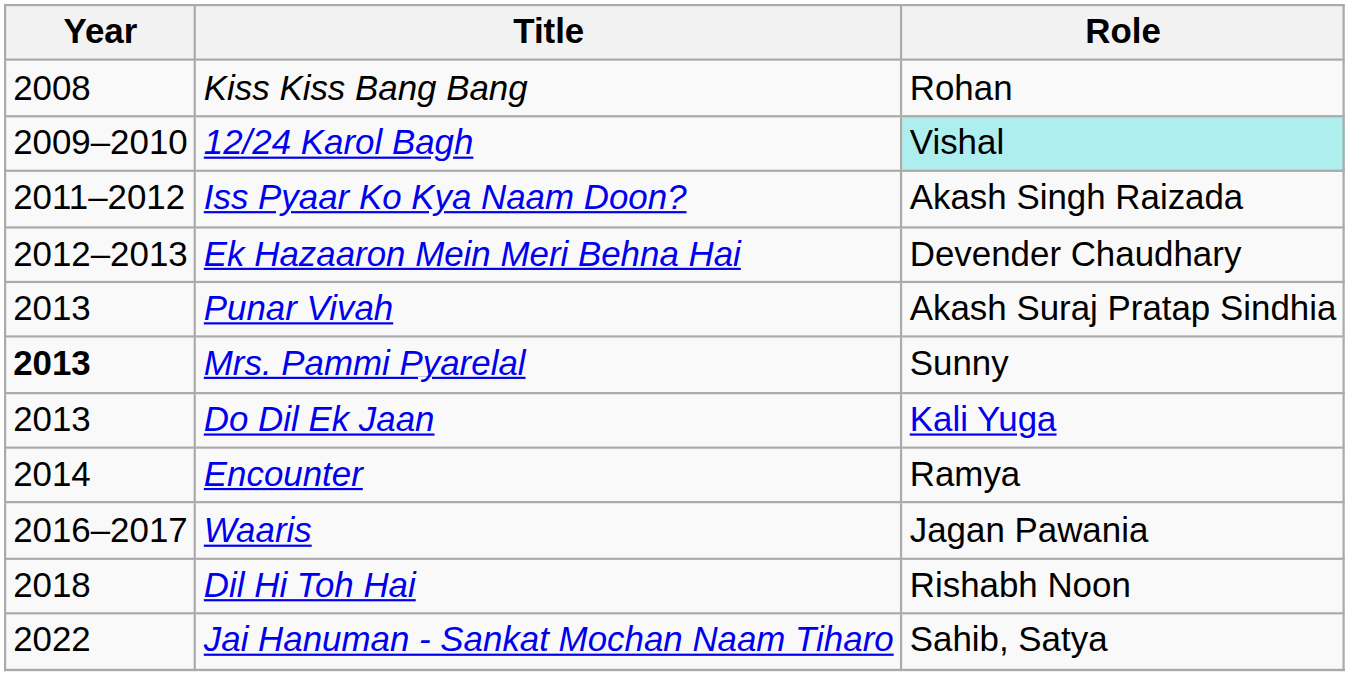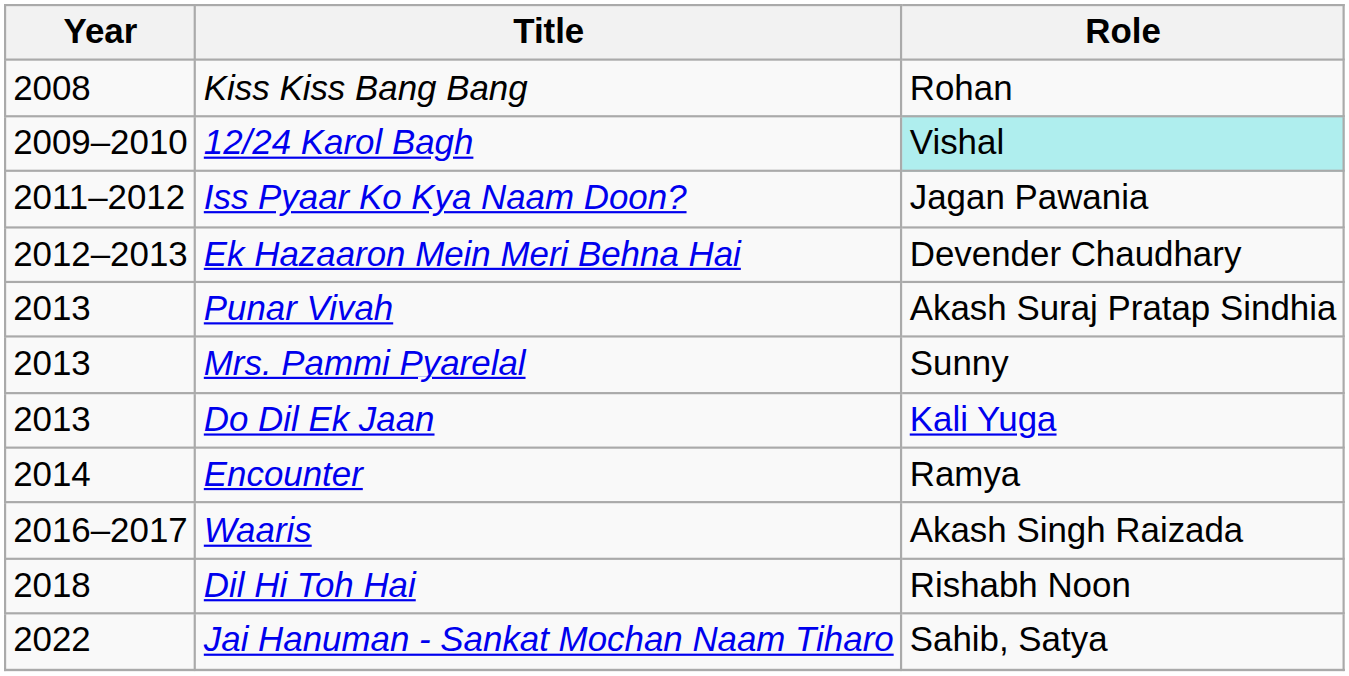(1077, 198) Akash Singh Raizada -> (1029, 198) Jagan Pawania
(52, 364) bold -> (52, 364) normal
(1029, 530) Jagan Pawania -> (1077, 530) Akash Singh Raizada
